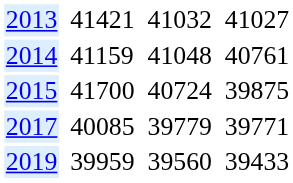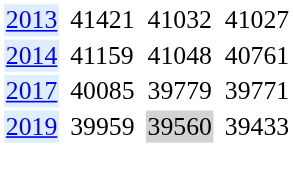- row: (32, 90)
(180, 161) no background -> (180, 126) lightgrey background
